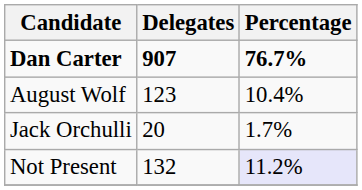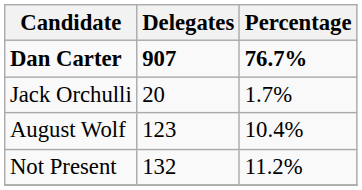rows swapped: (68, 94) <-> (71, 130)
(274, 166) lavender background -> (274, 166) no background
